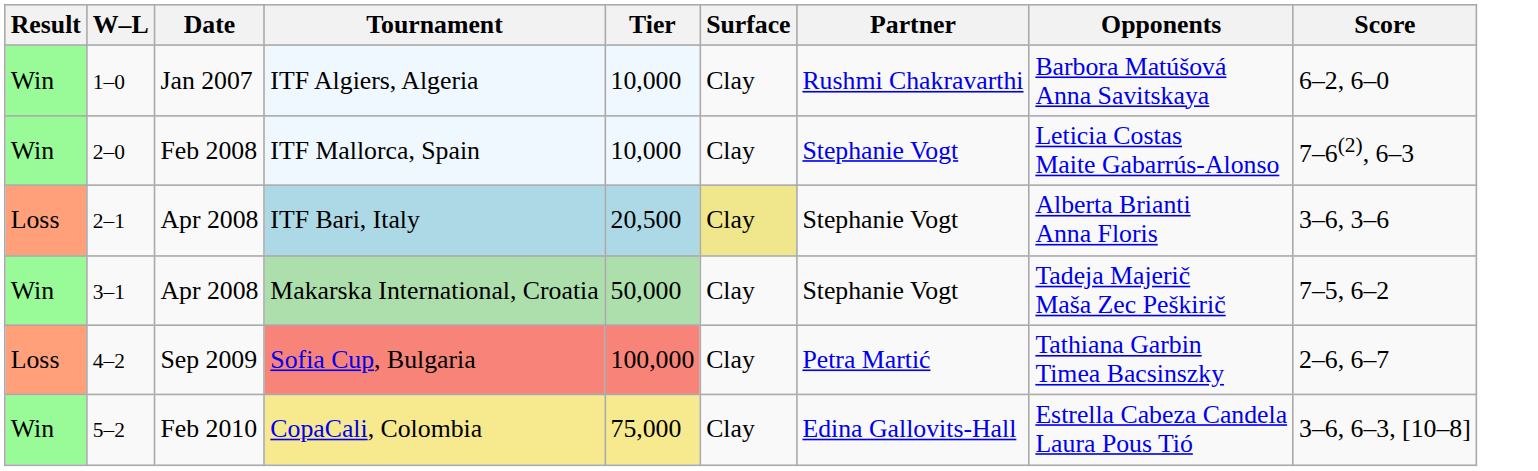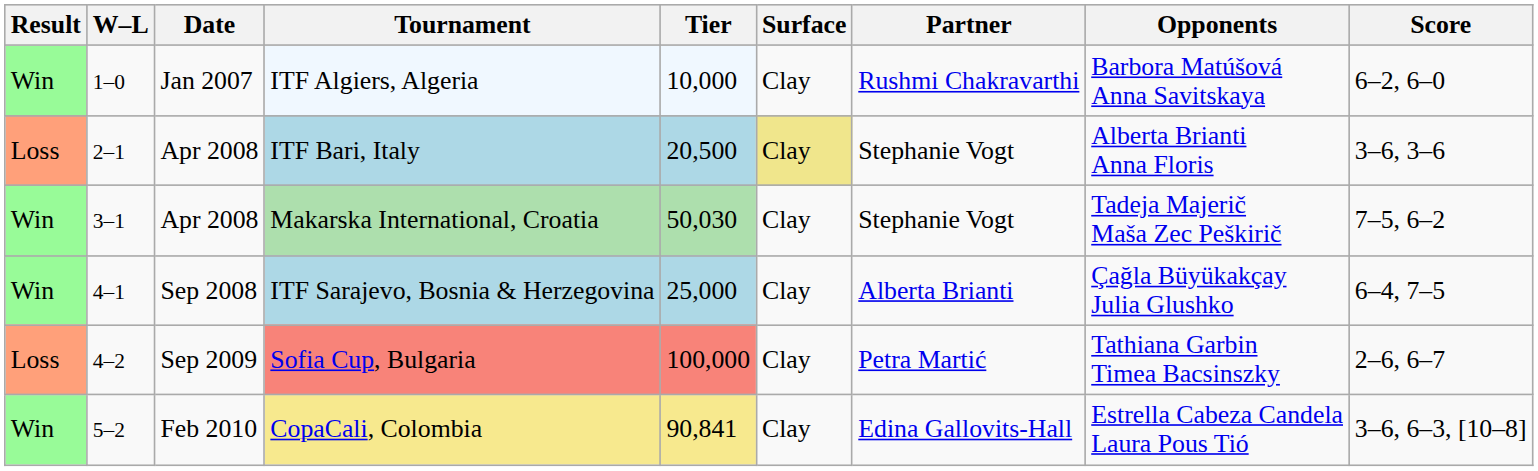- row: (375, 150)
(646, 289) 50,000 -> (702, 219) 50,030
+ row: (462, 289)
(646, 429) 75,000 -> (702, 429) 90,841
